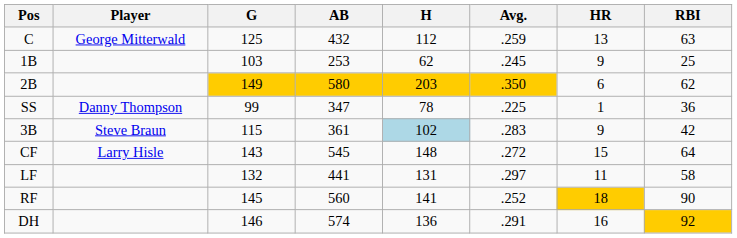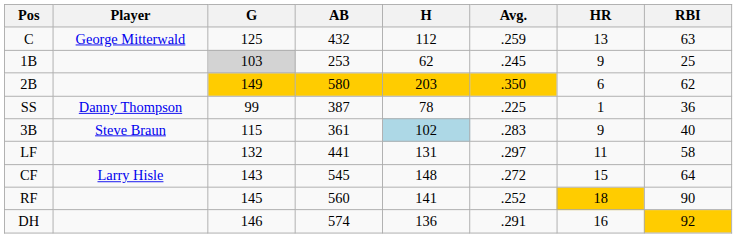(252, 61) no background -> (252, 61) lightgrey background
(339, 107) 347 -> (339, 107) 387
(688, 130) 42 -> (688, 130) 40
rows swapped: (29, 175) <-> (29, 152)
